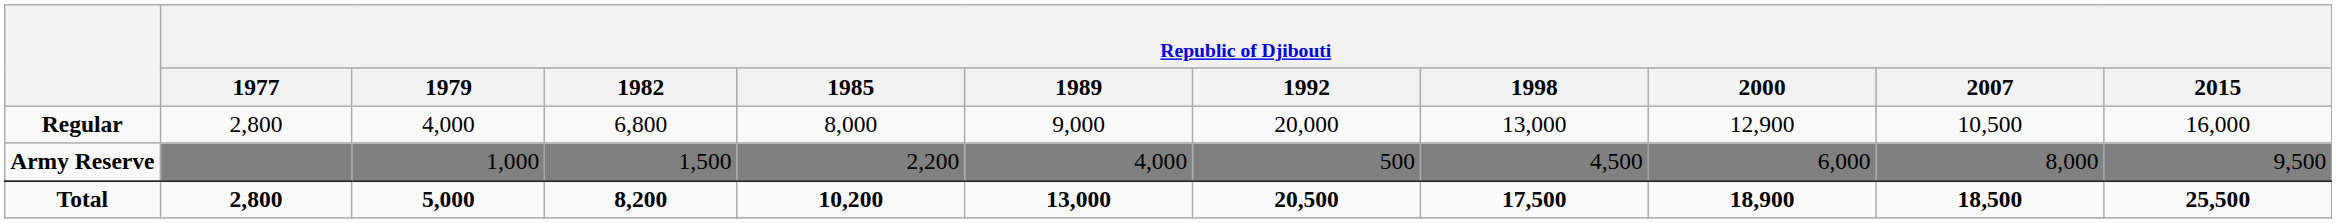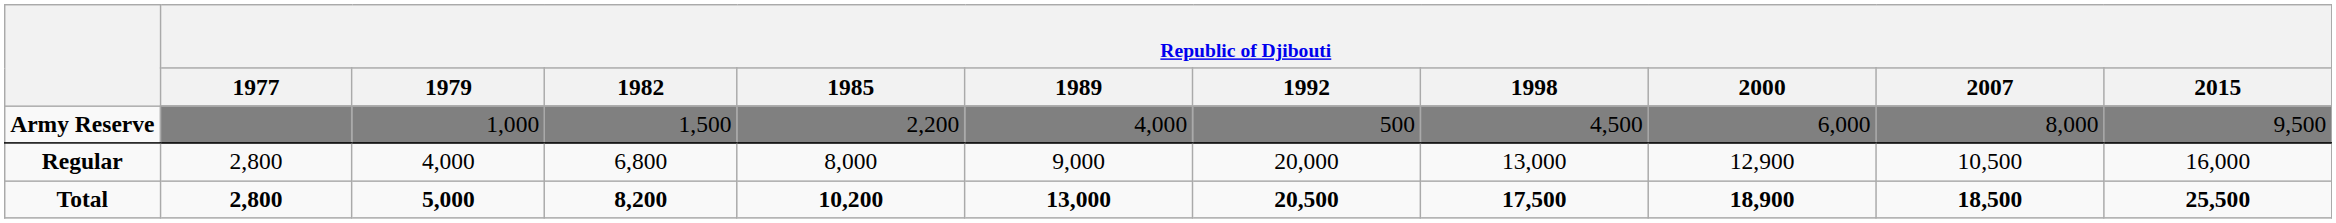rows swapped: (82, 124) <-> (82, 161)
